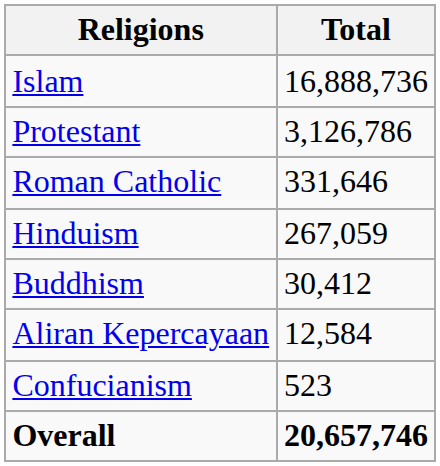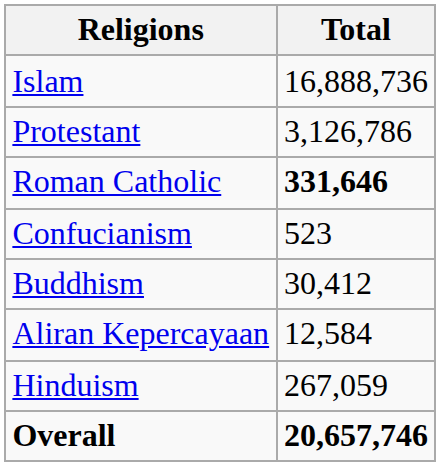(336, 182) normal -> (336, 182) bold
rows swapped: (76, 232) <-> (102, 385)
